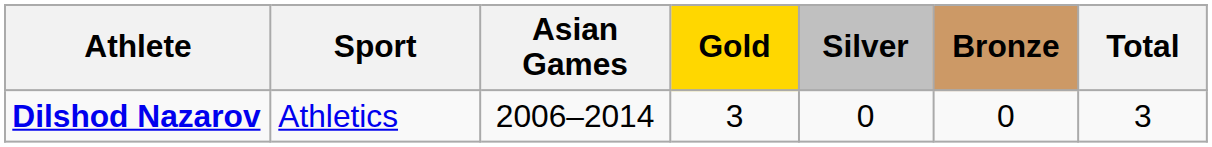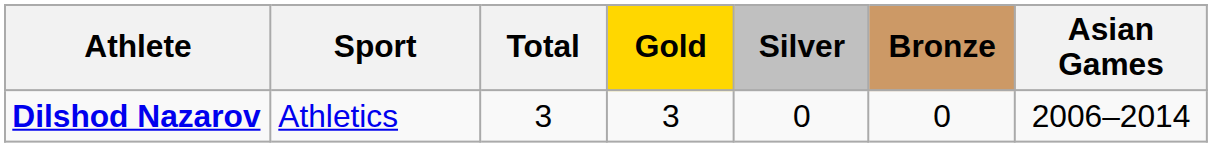columns swapped: (575, 47) <-> (1143, 47)
